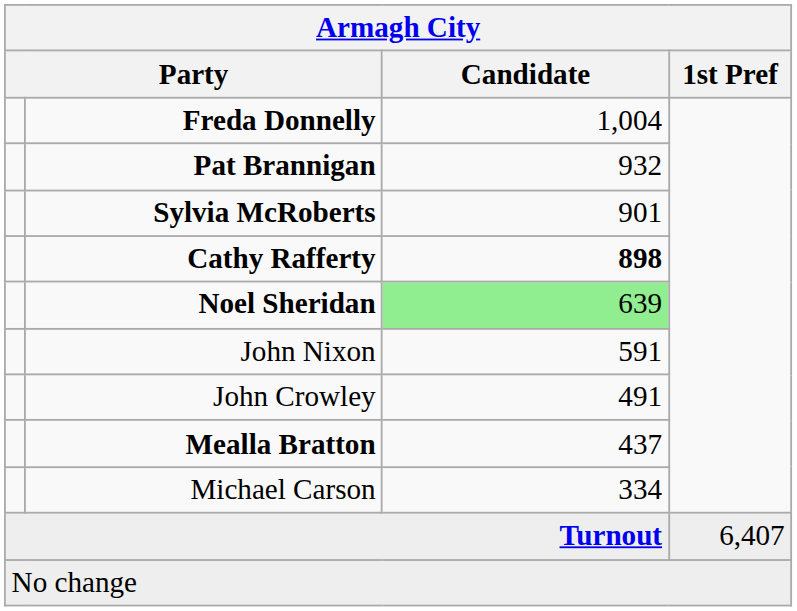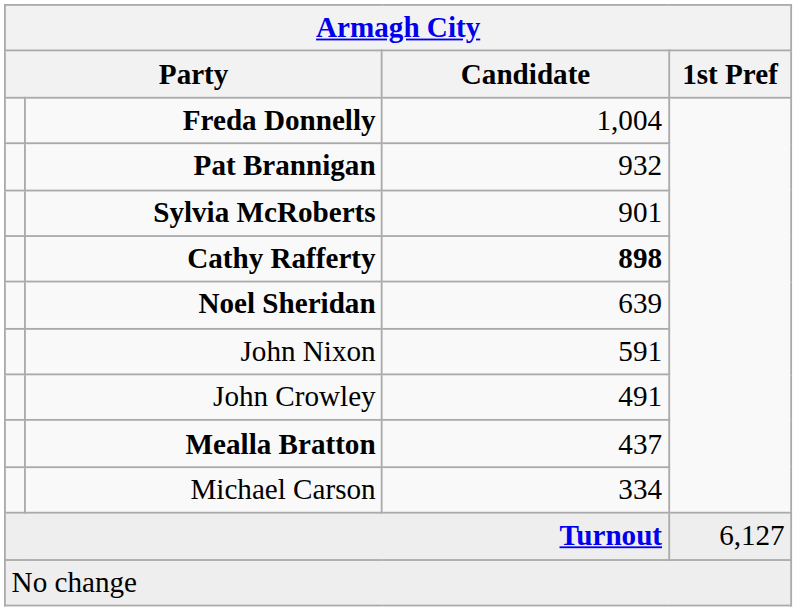(640, 304) lightgreen background -> (640, 304) no background
(752, 535) 6,407 -> (752, 535) 6,127
